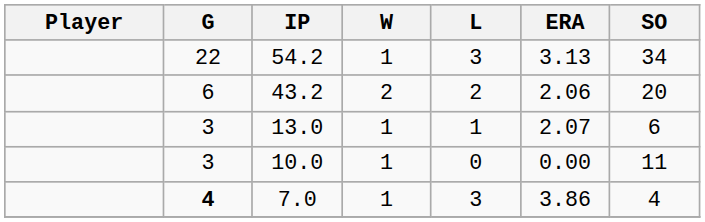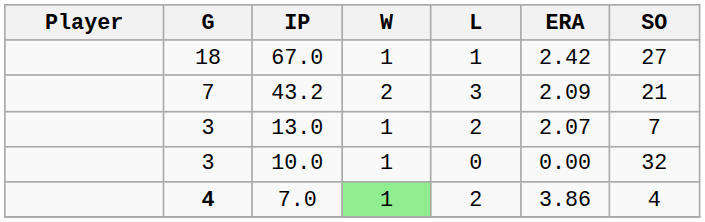+ row: (297, 58)
- row: (297, 58)
(208, 93) 6 -> (208, 93) 7
(476, 93) 2 -> (476, 93) 3
(565, 93) 2.06 -> (565, 93) 2.09
(654, 93) 20 -> (654, 93) 21
(476, 129) 1 -> (476, 129) 2
(654, 129) 6 -> (654, 129) 7
(654, 164) 11 -> (654, 164) 32
(387, 199) no background -> (387, 199) lightgreen background
(476, 199) 3 -> (476, 199) 2
